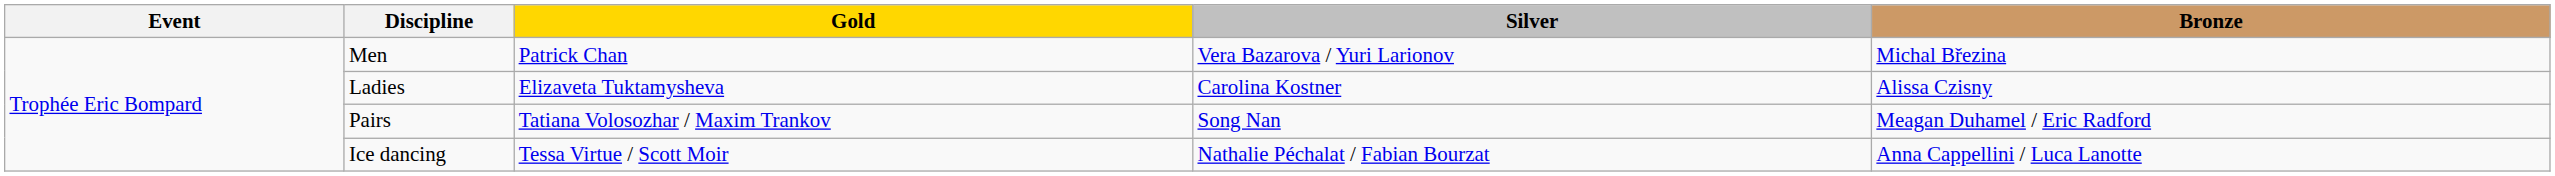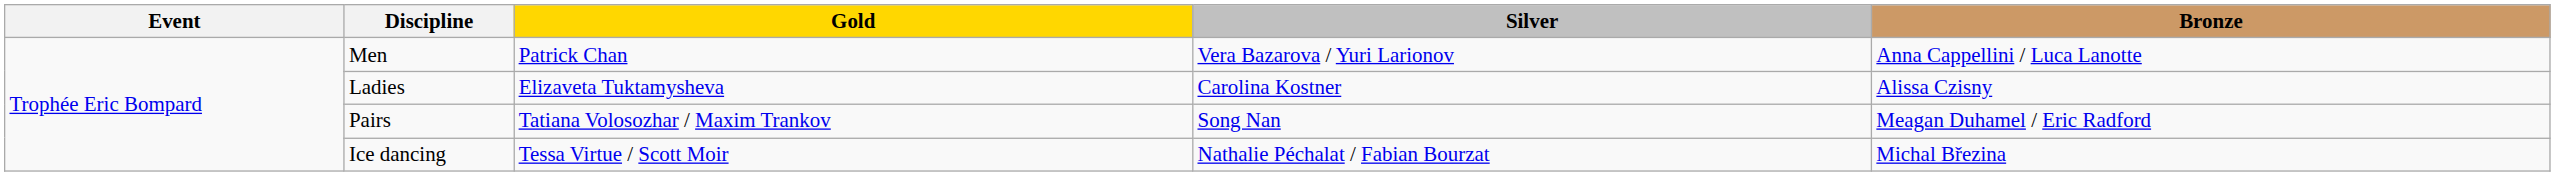(1941, 54) Michal Březina -> (2009, 54) Anna Cappellini / Luca Lanotte
(2009, 154) Anna Cappellini / Luca Lanotte -> (1941, 154) Michal Březina
